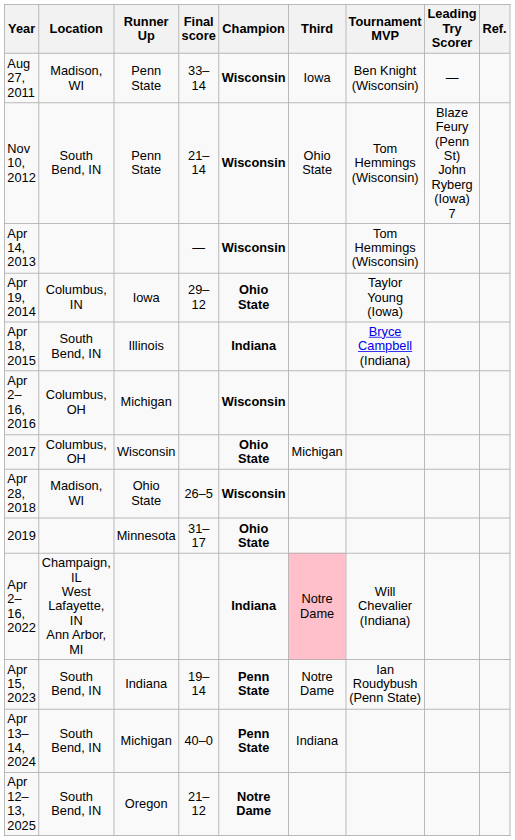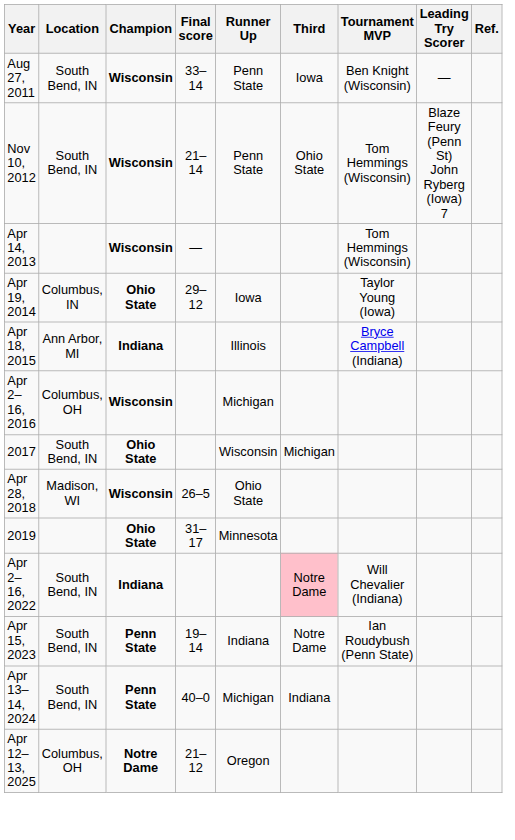columns swapped: (254, 29) <-> (146, 29)
(76, 78) Madison, WI -> (72, 78) South Bend, IN
(76, 346) South Bend, IN -> (72, 346) Ann Arbor, MI
(76, 451) Columbus, OH -> (72, 451) South Bend, IN
(76, 606) Champaign, IL West Lafayette, IN Ann Arbor, MI -> (72, 584) South Bend, IN
(76, 804) South Bend, IN -> (72, 760) Columbus, OH
